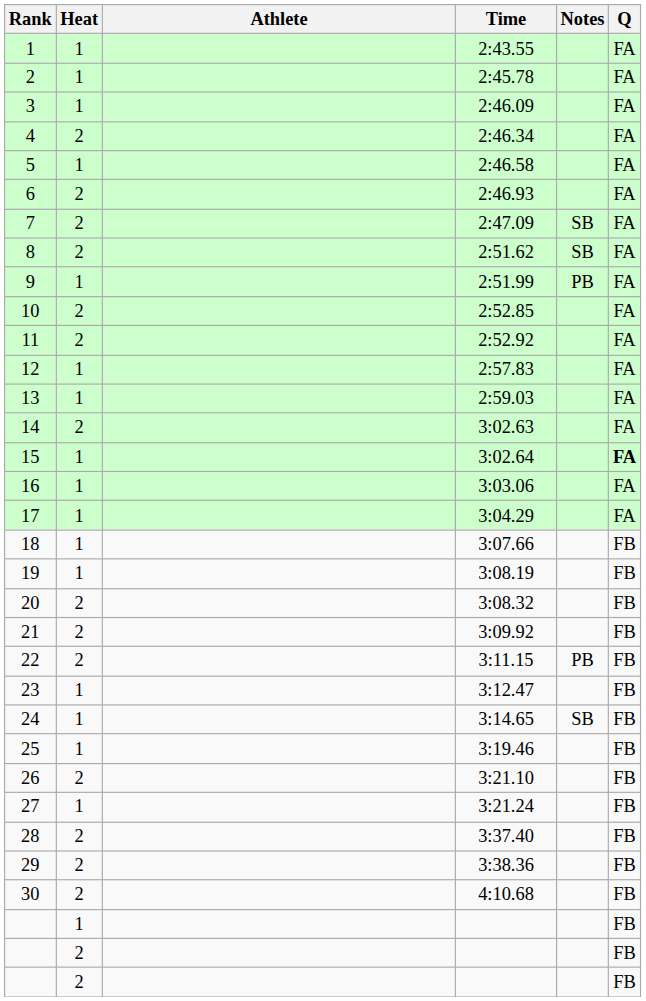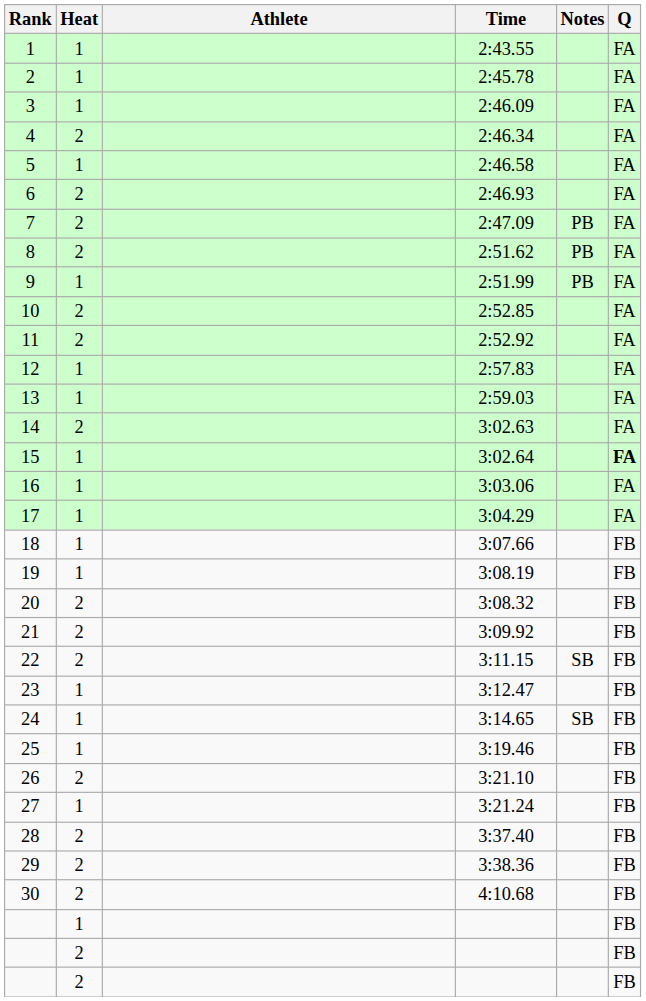(582, 223) SB -> (582, 223) PB
(582, 252) SB -> (582, 252) PB
(582, 661) PB -> (582, 661) SB
